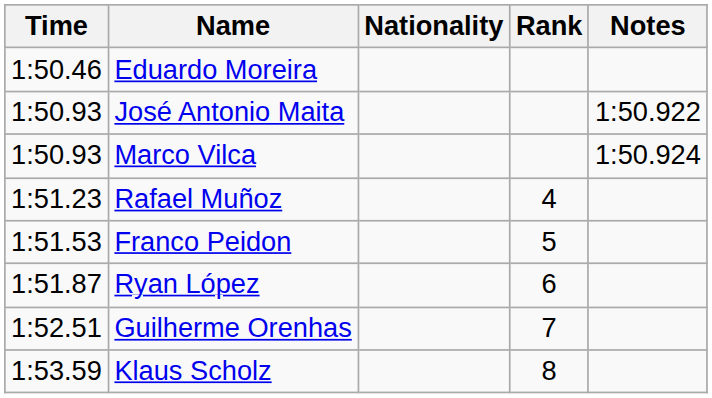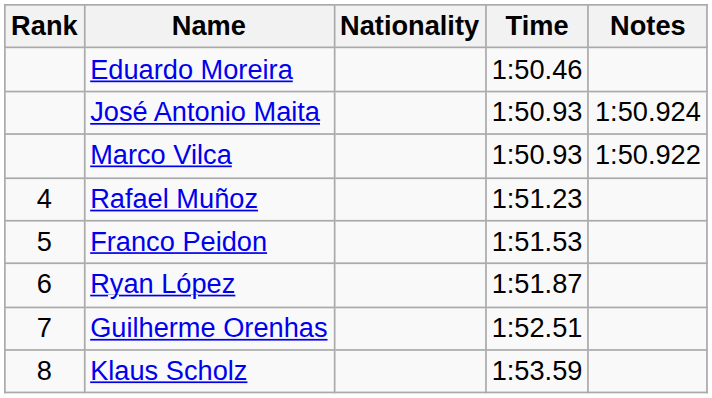columns swapped: (549, 26) <-> (56, 26)
(648, 112) 1:50.922 -> (648, 112) 1:50.924
(648, 155) 1:50.924 -> (648, 155) 1:50.922
